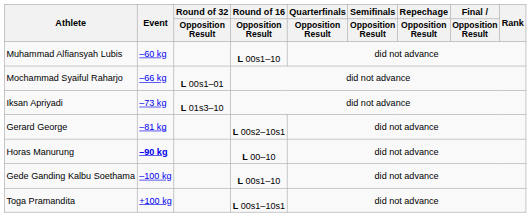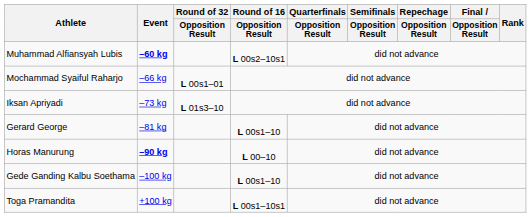(153, 54) normal -> (153, 54) bold
(259, 59) L 00s1–10 -> (259, 59) L 00s2–10s1
(259, 132) L 00s2–10s1 -> (259, 132) L 00s1–10
